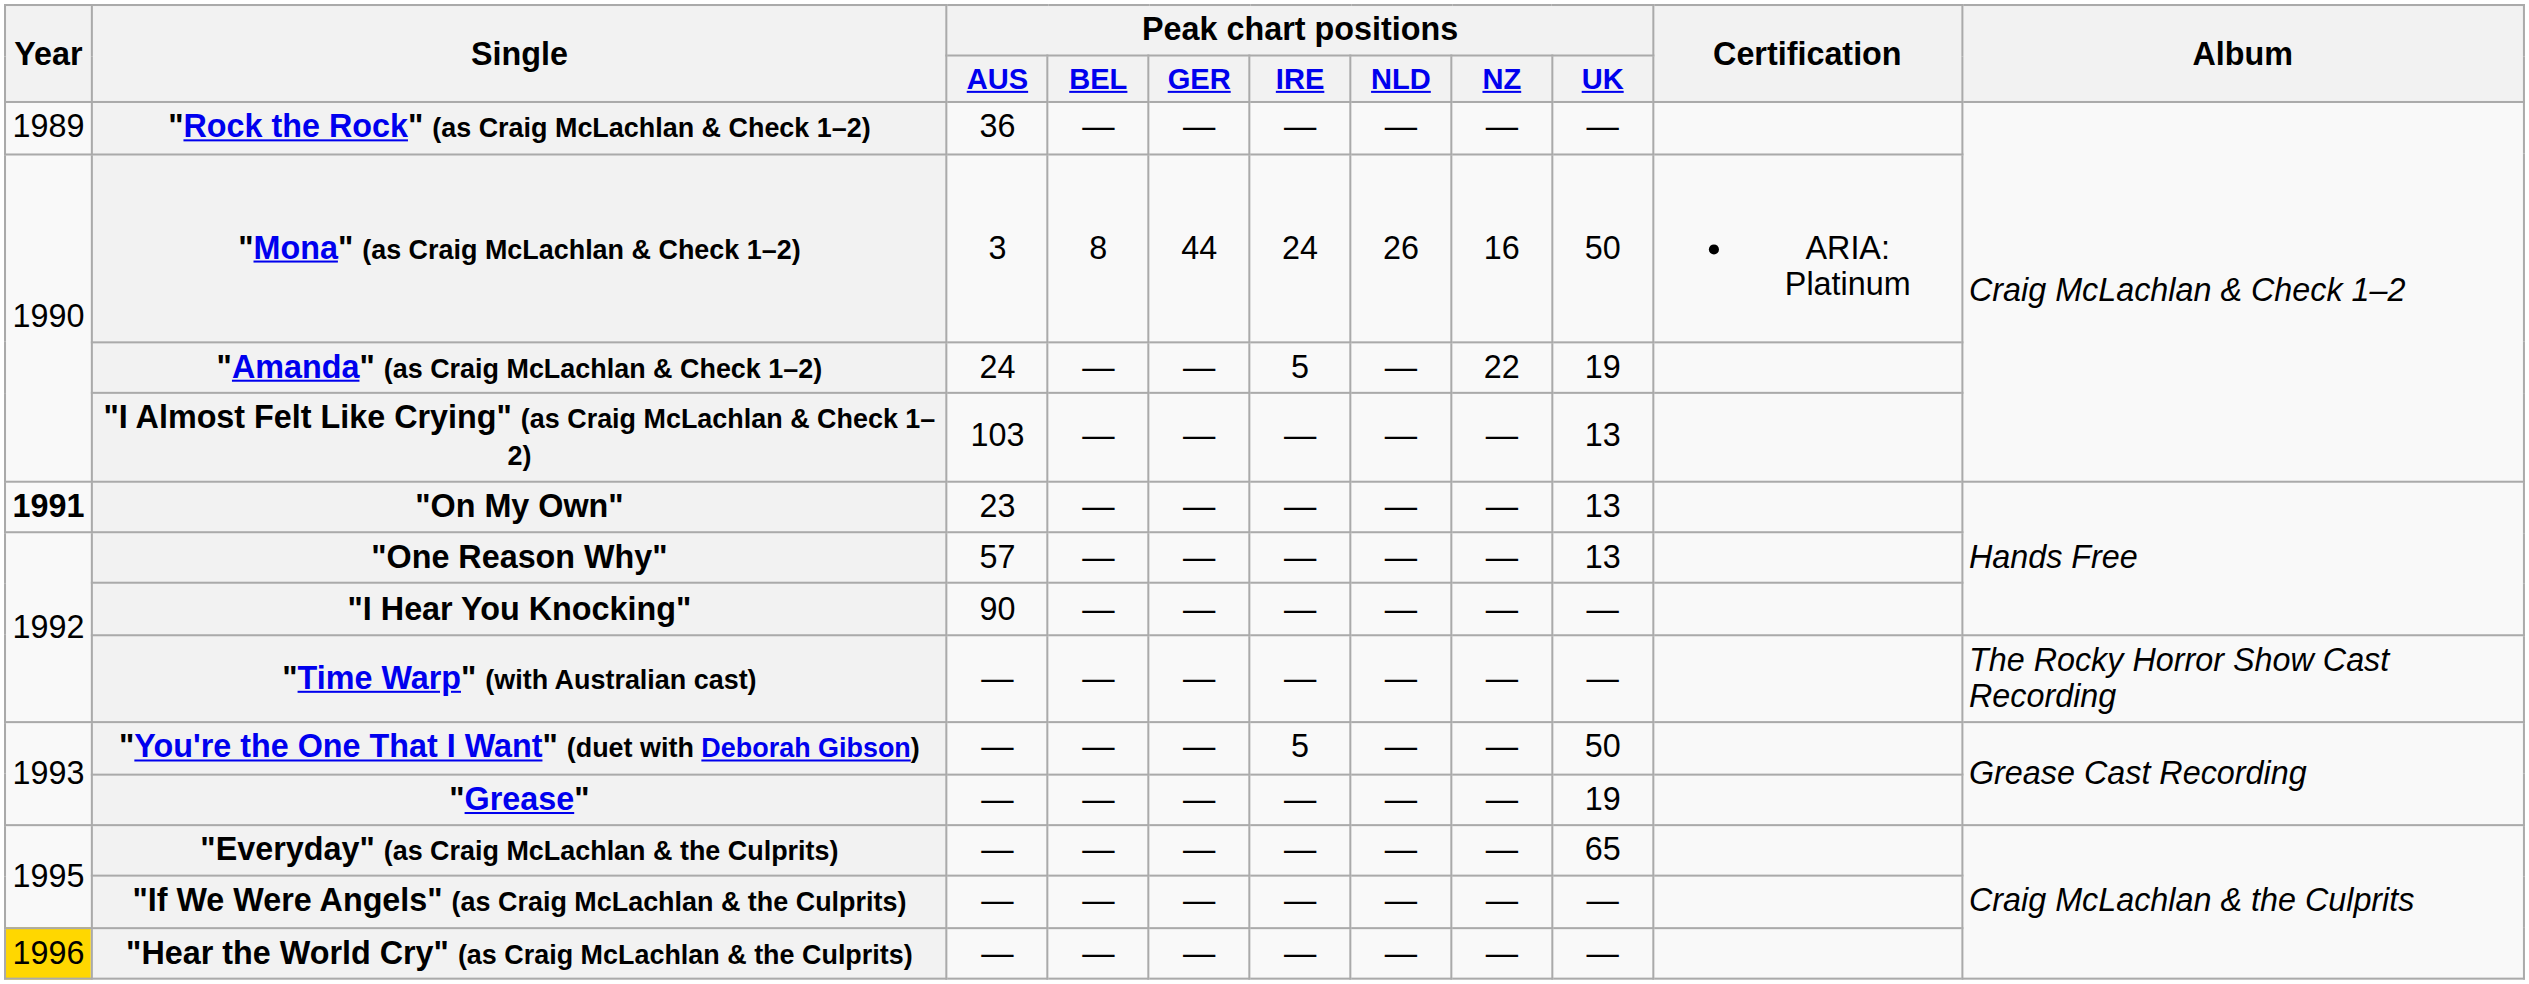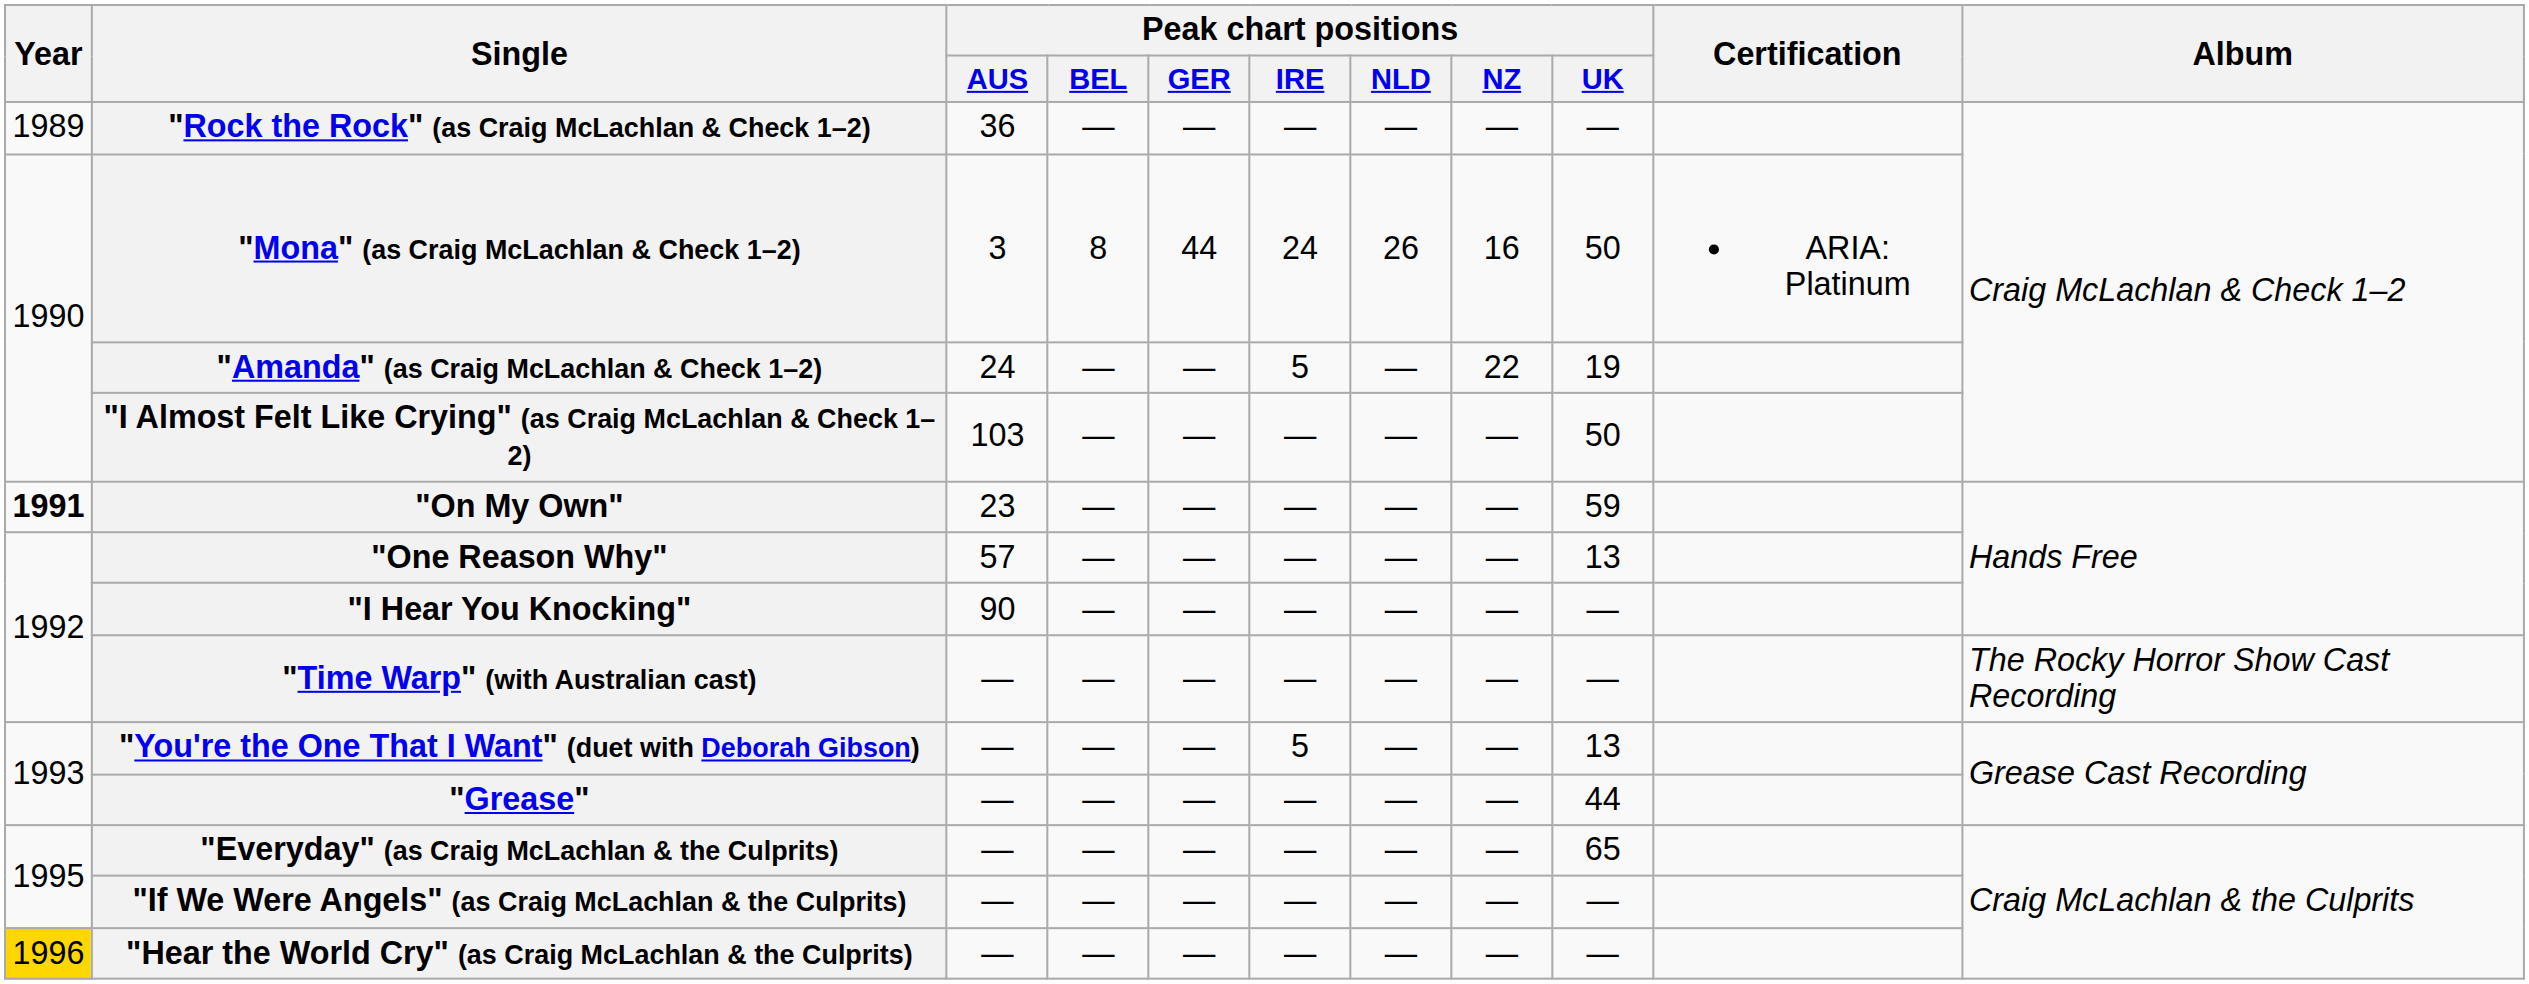(1603, 436) 13 -> (1603, 436) 50
(1603, 506) 13 -> (1603, 506) 59
(1603, 747) 50 -> (1603, 747) 13
(1603, 798) 19 -> (1603, 798) 44
